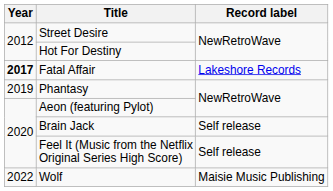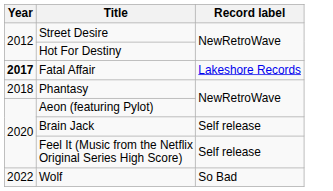(20, 88) 2019 -> (20, 88) 2018
(261, 177) Maisie Music Publishing -> (218, 177) So Bad
